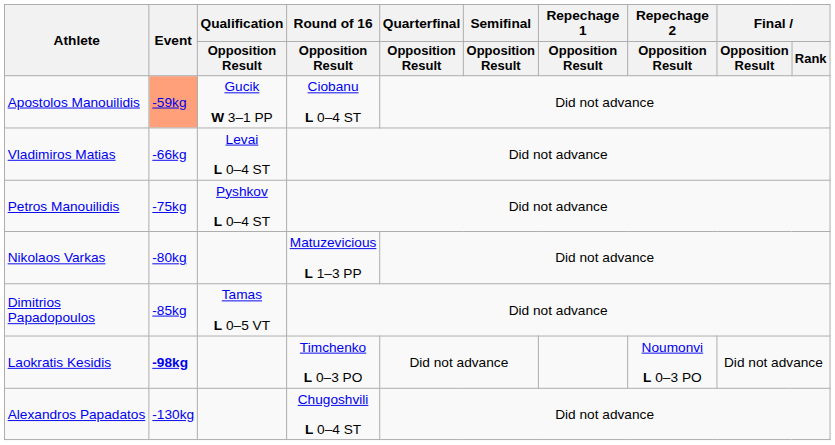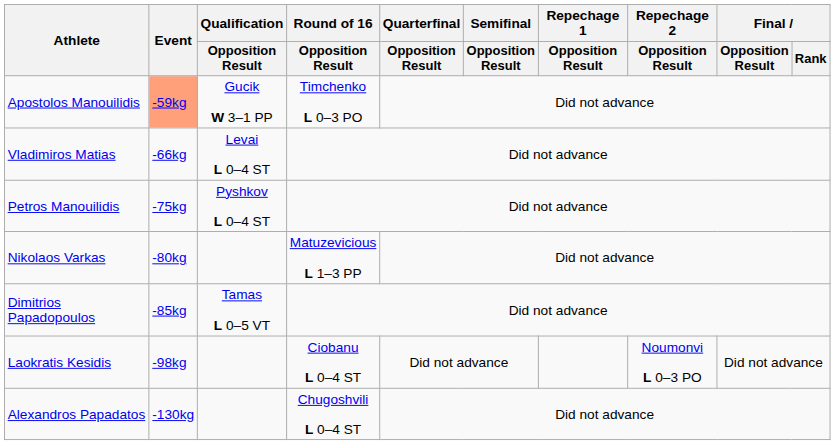(333, 102) Ciobanu L 0–4 ST -> (333, 102) Timchenko L 0–3 PO
(170, 362) bold -> (169, 362) normal
(333, 362) Timchenko L 0–3 PO -> (333, 362) Ciobanu L 0–4 ST
